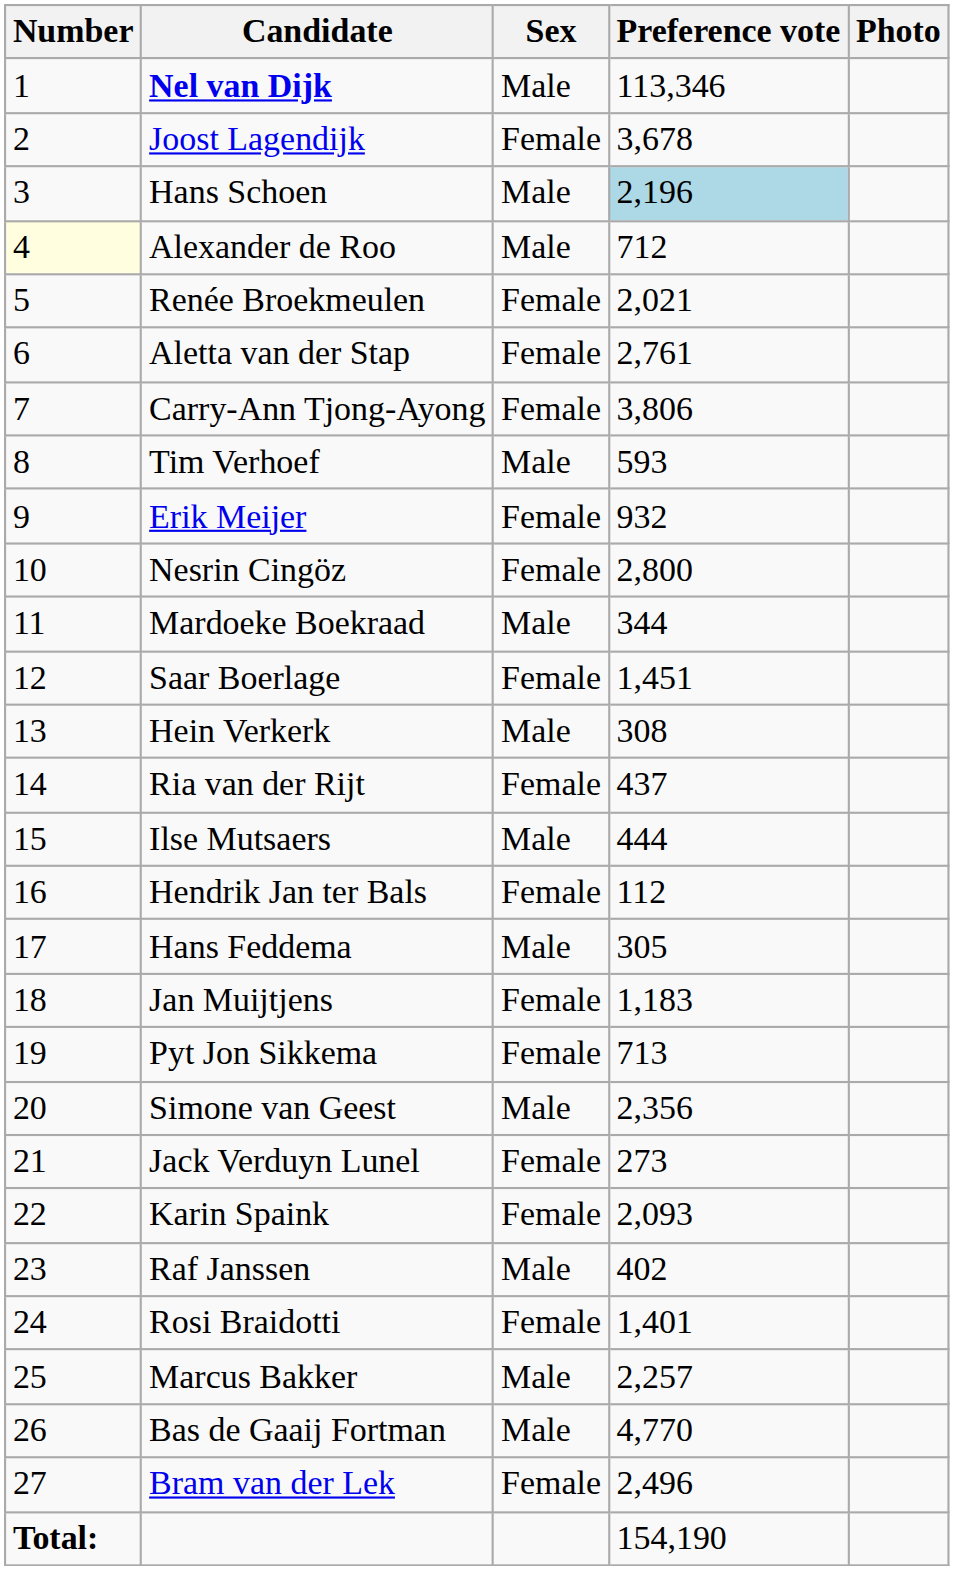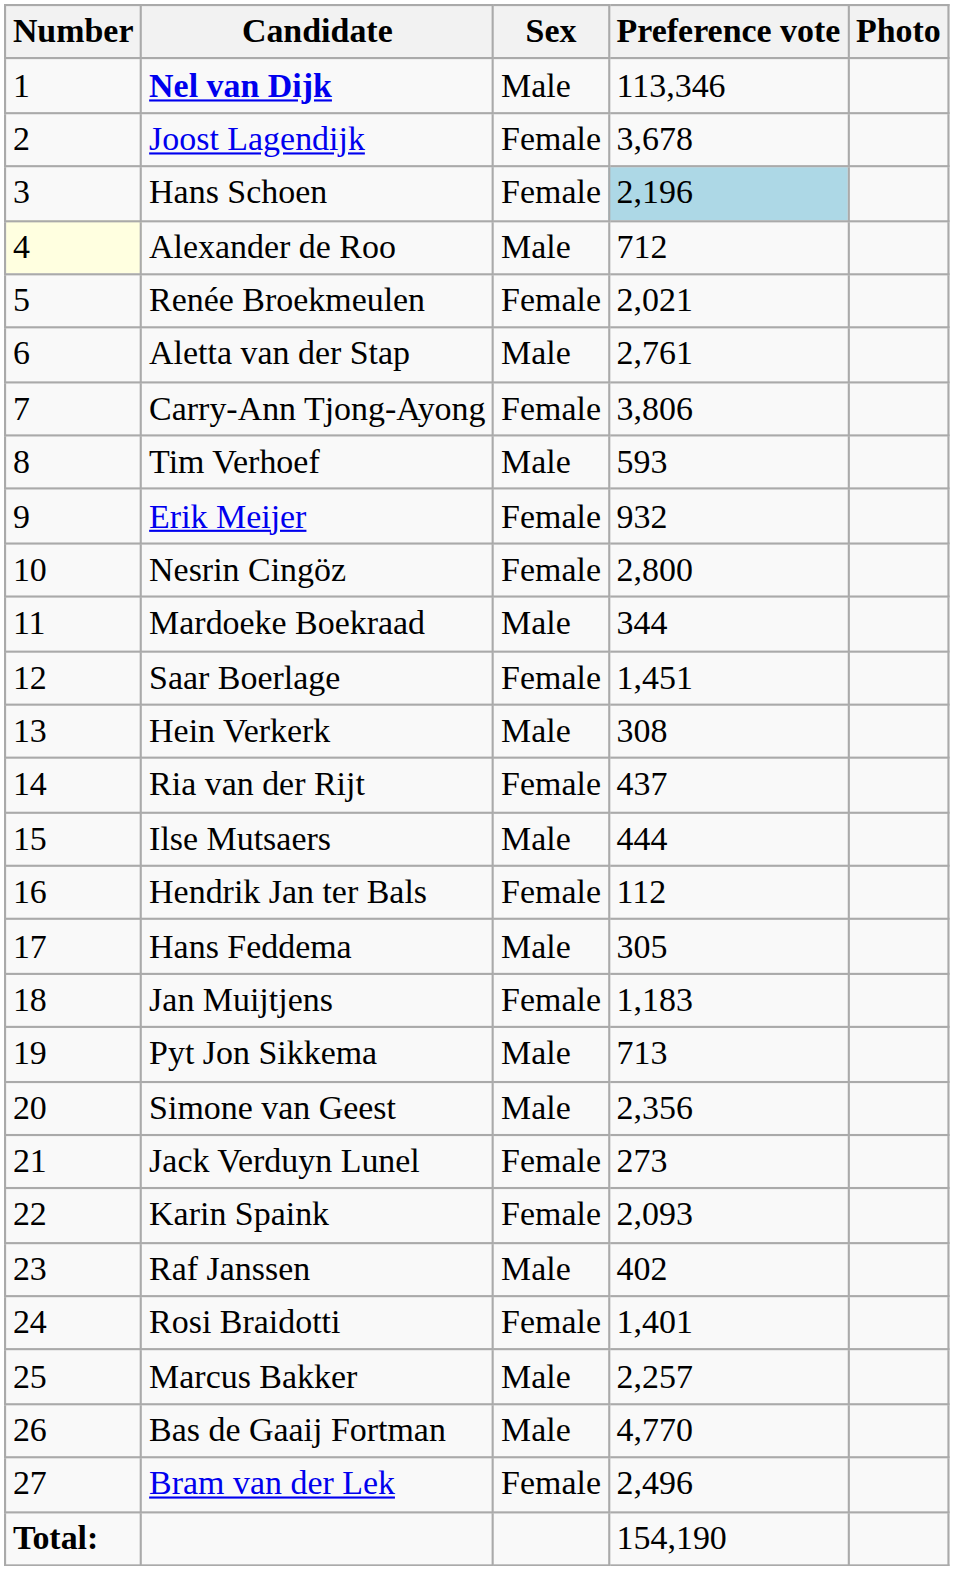(536, 192) Male -> (551, 192) Female
(551, 354) Female -> (536, 354) Male
(551, 1053) Female -> (536, 1053) Male
